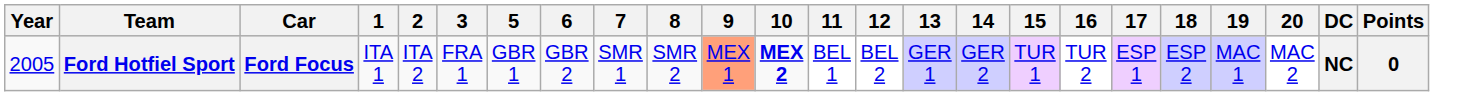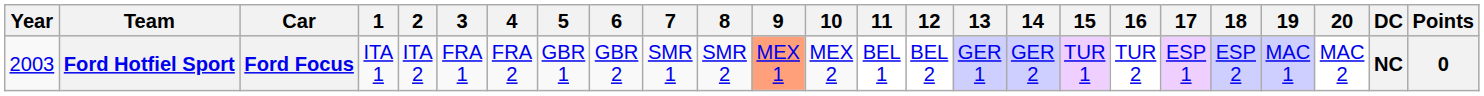+ column: (512, 20)
(32, 63) 2005 -> (32, 63) 2003
(782, 63) bold -> (831, 63) normal
